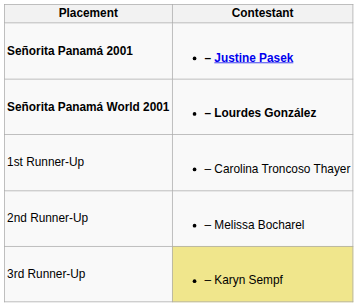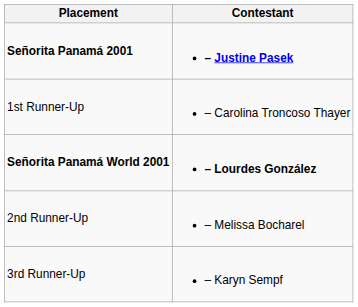rows swapped: (88, 106) <-> (46, 162)
(263, 281) khaki background -> (263, 281) no background
